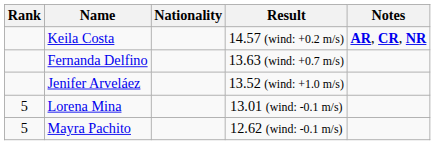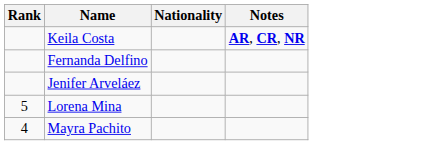- column: (286, 15)
(24, 128) 5 -> (24, 128) 4
